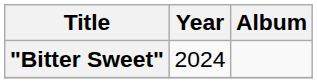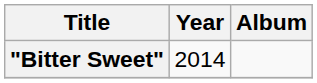(200, 58) 2024 -> (200, 58) 2014
